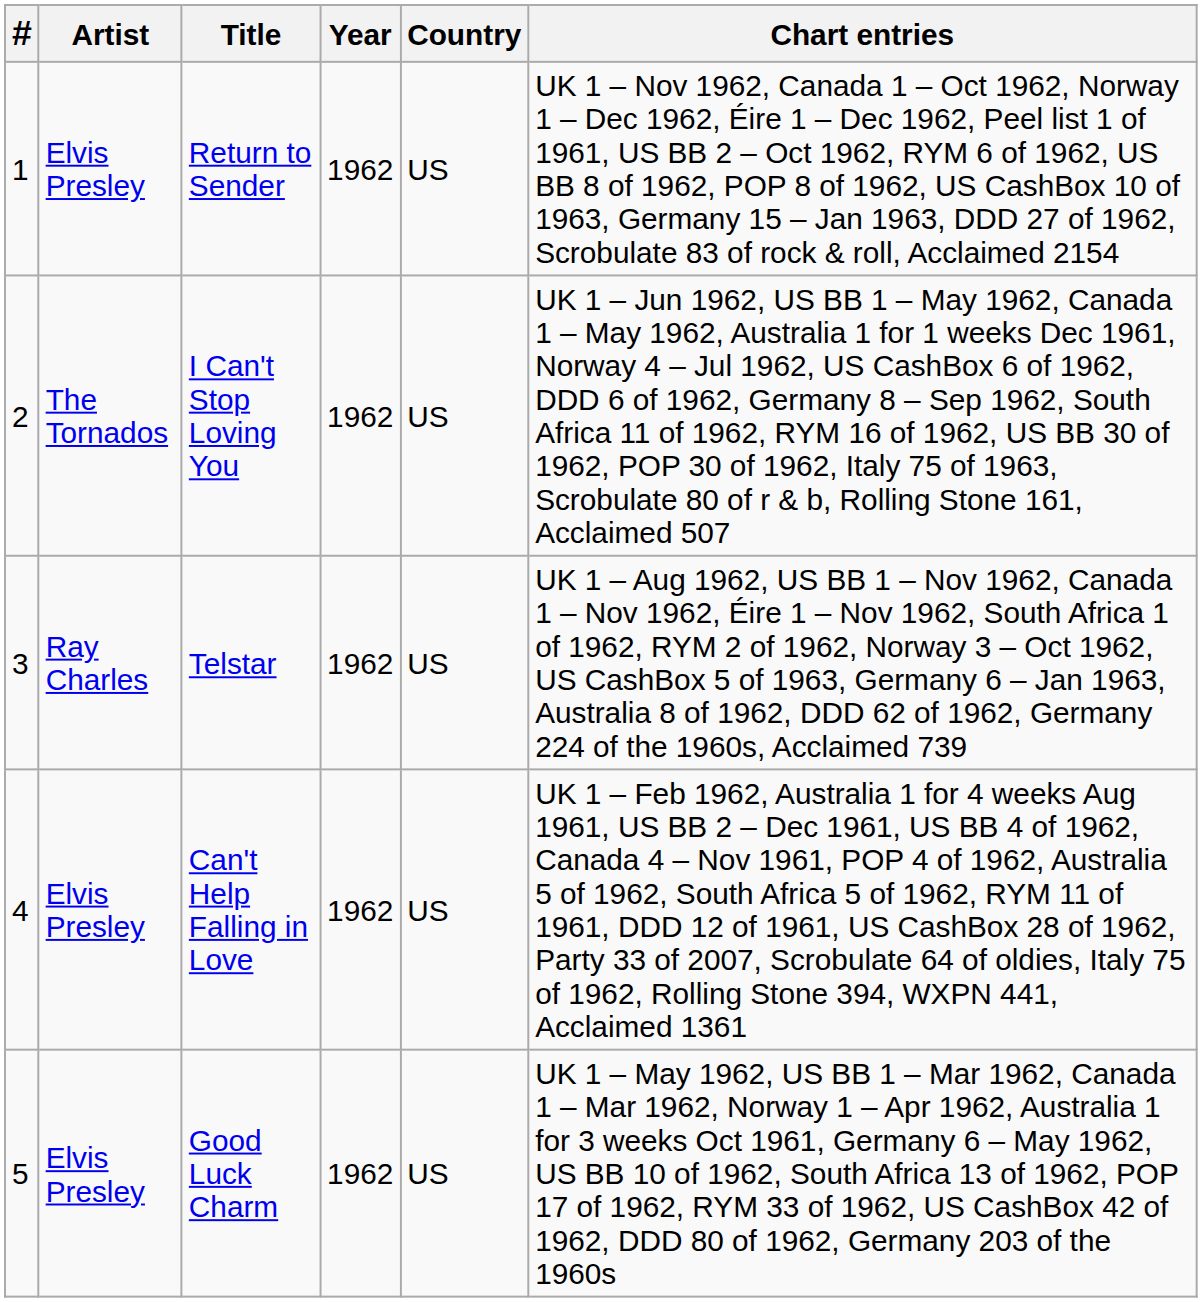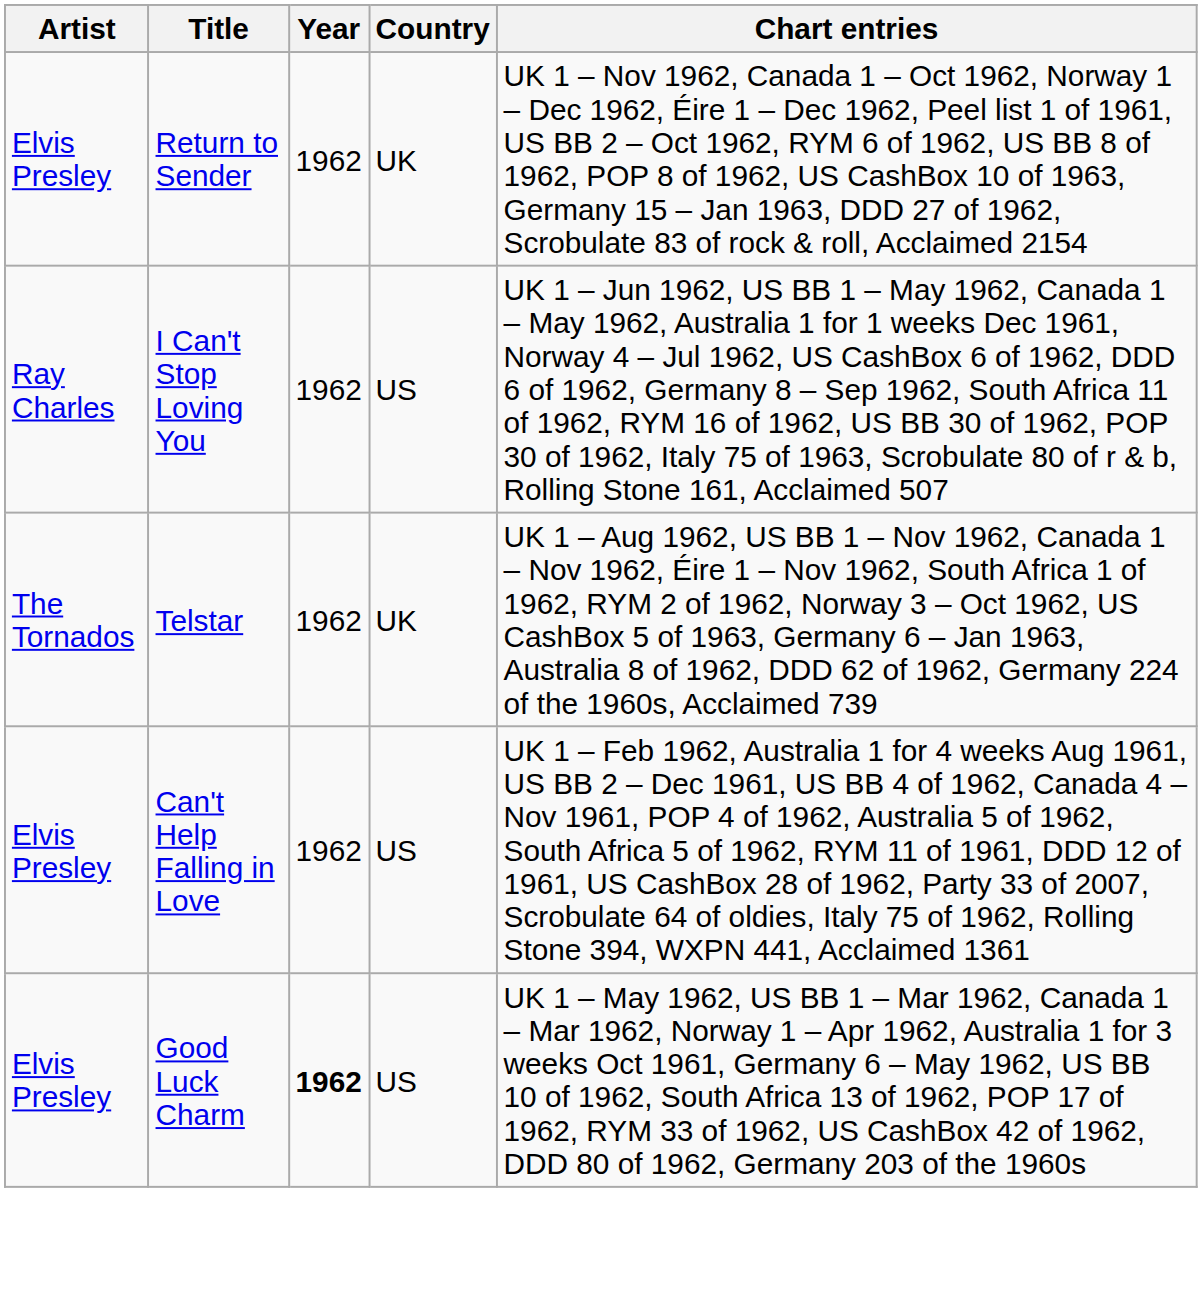- column: (22, 33)
(428, 169) US -> (396, 159) UK
(107, 416) The Tornados -> (63, 390) Ray Charles
(97, 663) Ray Charles -> (73, 620) The Tornados
(428, 663) US -> (396, 620) UK
(360, 1174) normal -> (329, 1081) bold
